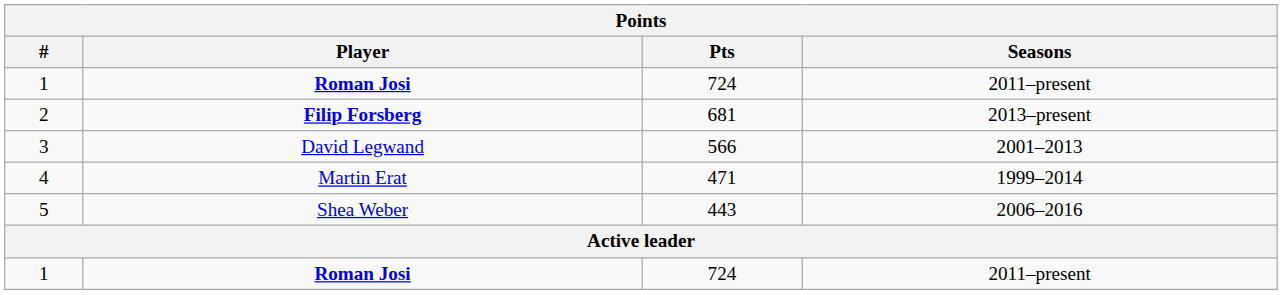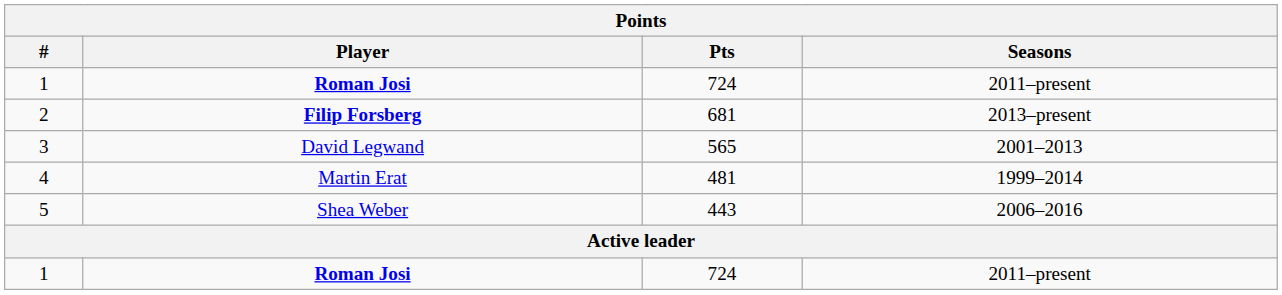(722, 146) 566 -> (722, 146) 565
(722, 178) 471 -> (722, 178) 481
